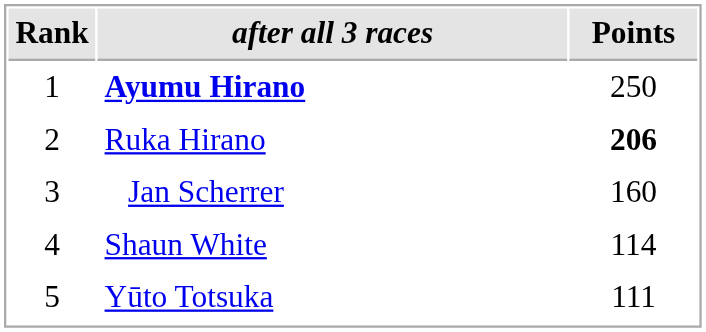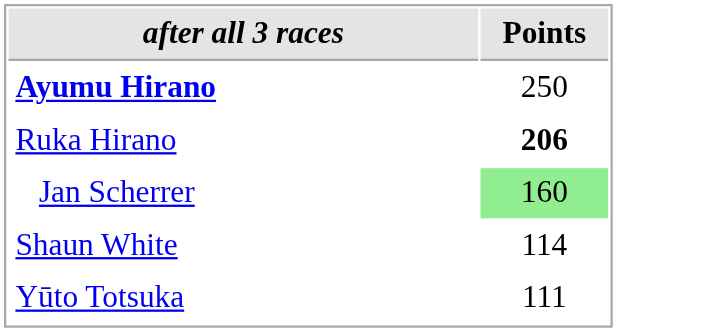- column: (52, 32)
(634, 192) no background -> (544, 192) lightgreen background
